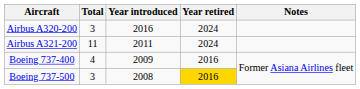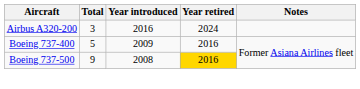- row: (42, 44)
(93, 60) 4 -> (93, 44) 5
(93, 76) 3 -> (93, 60) 9
